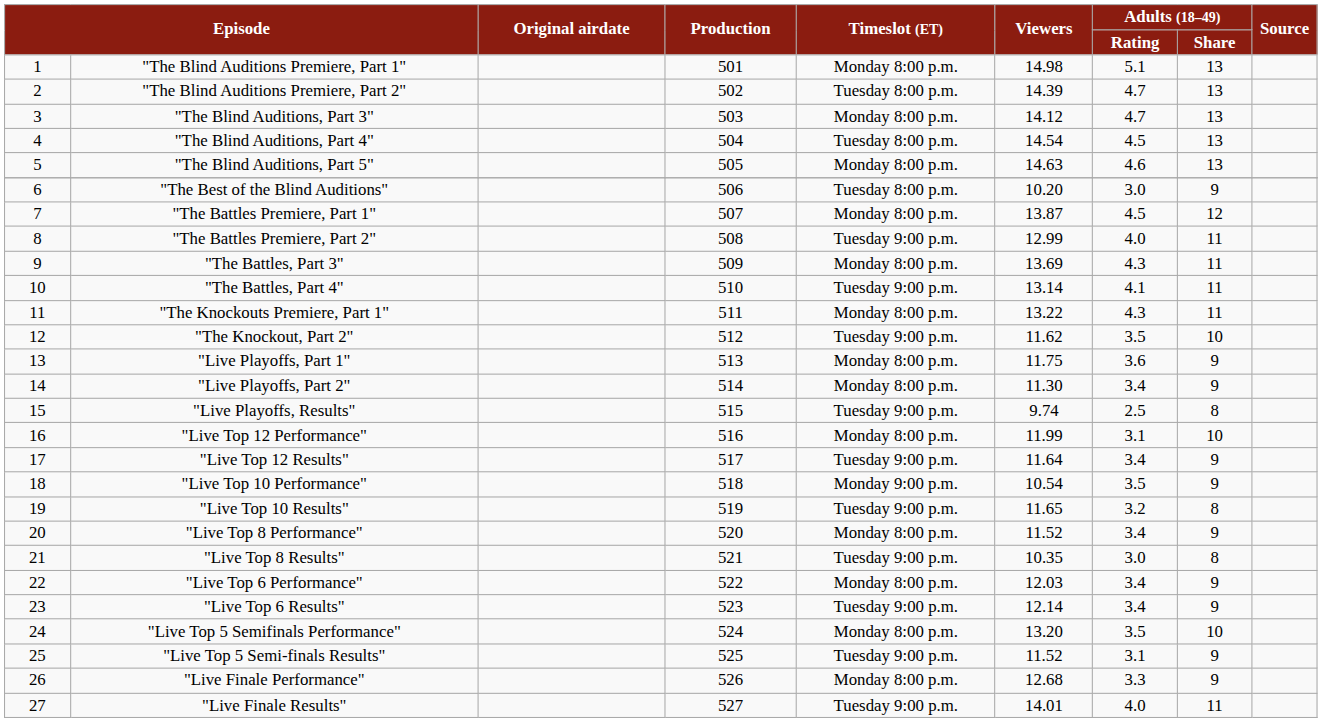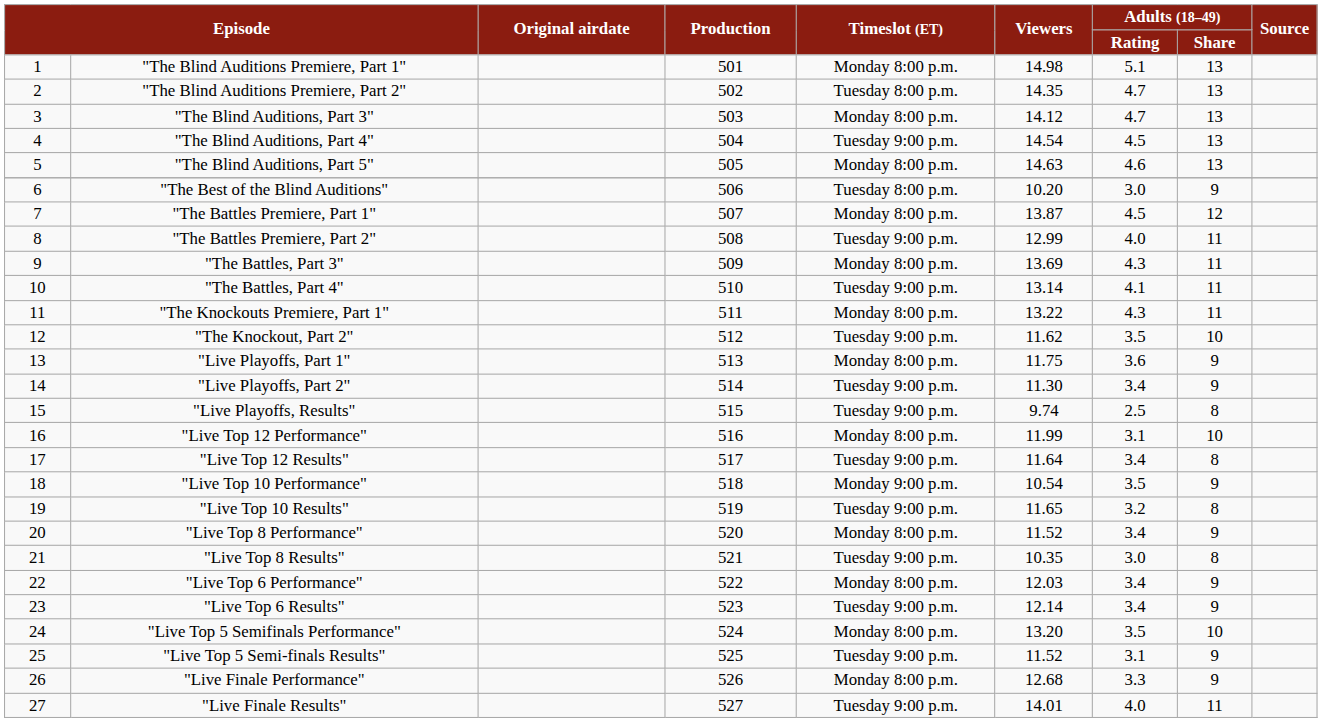(1044, 91) 14.39 -> (1044, 91) 14.35
(896, 140) Tuesday 8:00 p.m. -> (896, 140) Tuesday 9:00 p.m.
(896, 385) Monday 8:00 p.m. -> (896, 385) Tuesday 9:00 p.m.
(1215, 459) 9 -> (1215, 459) 8
